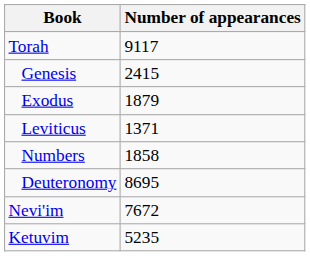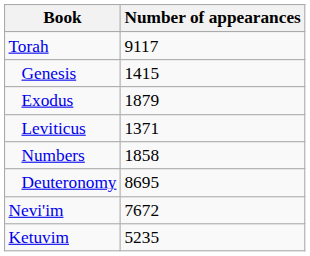(142, 73) 2415 -> (142, 73) 1415
